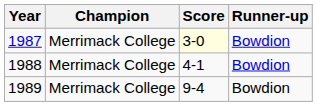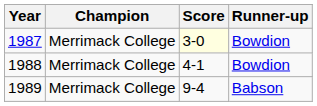(261, 88) Bowdion -> (258, 88) Babson
